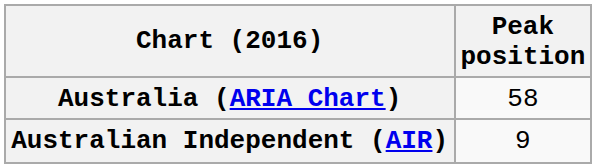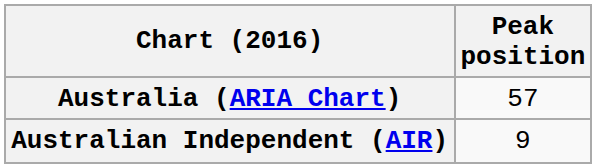(523, 99) 58 -> (523, 99) 57
